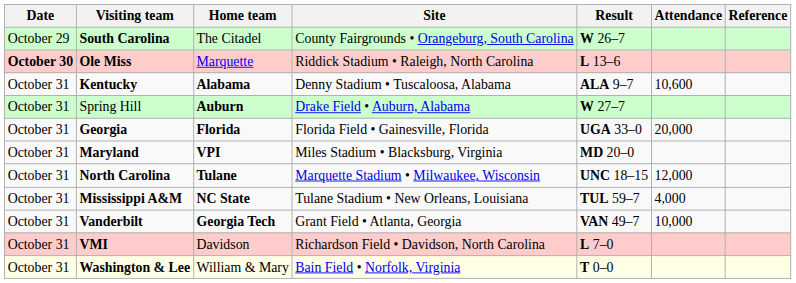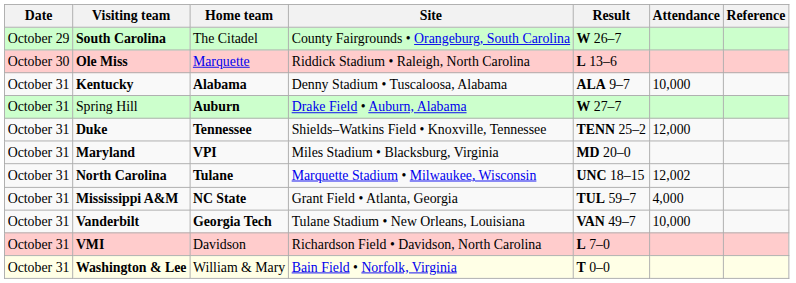(40, 61) bold -> (39, 61) normal
(673, 84) 10,600 -> (671, 84) 10,000
+ row: (92, 130)
- row: (103, 130)
(673, 175) 12,000 -> (671, 175) 12,002
(412, 198) Tulane Stadium • New Orleans, Louisiana -> (375, 198) Grant Field • Atlanta, Georgia
(378, 221) Grant Field • Atlanta, Georgia -> (408, 221) Tulane Stadium • New Orleans, Louisiana
